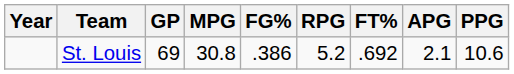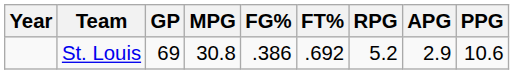columns swapped: (376, 21) <-> (323, 21)
(437, 53) 2.1 -> (437, 53) 2.9
